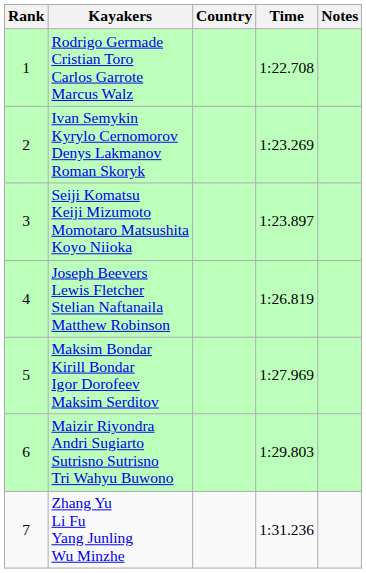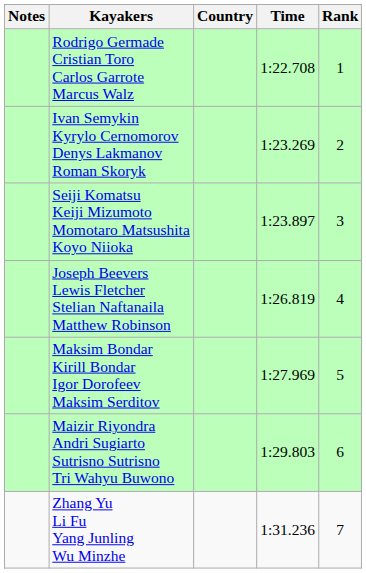columns swapped: (26, 16) <-> (340, 16)
